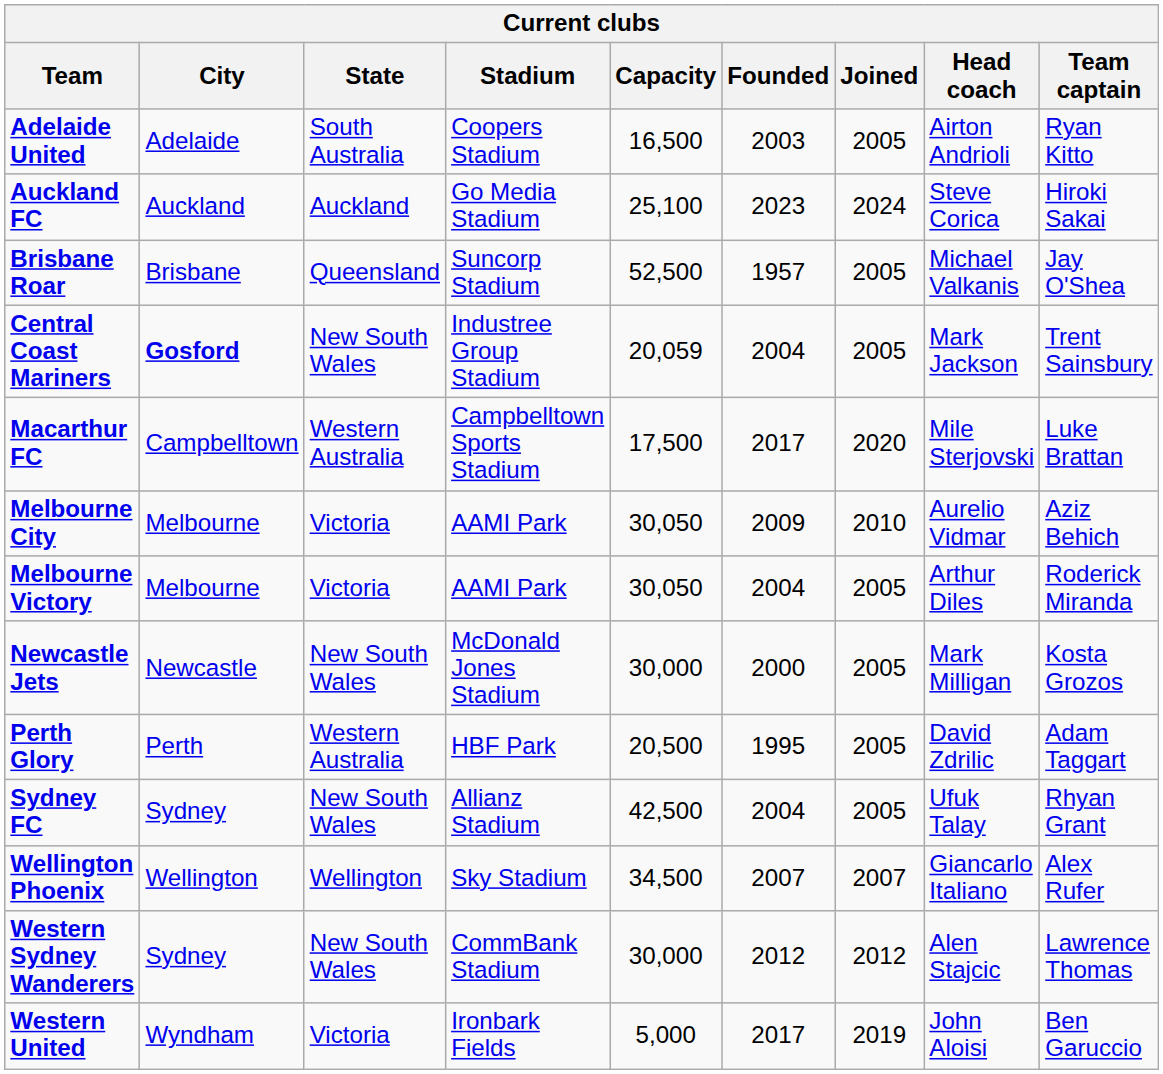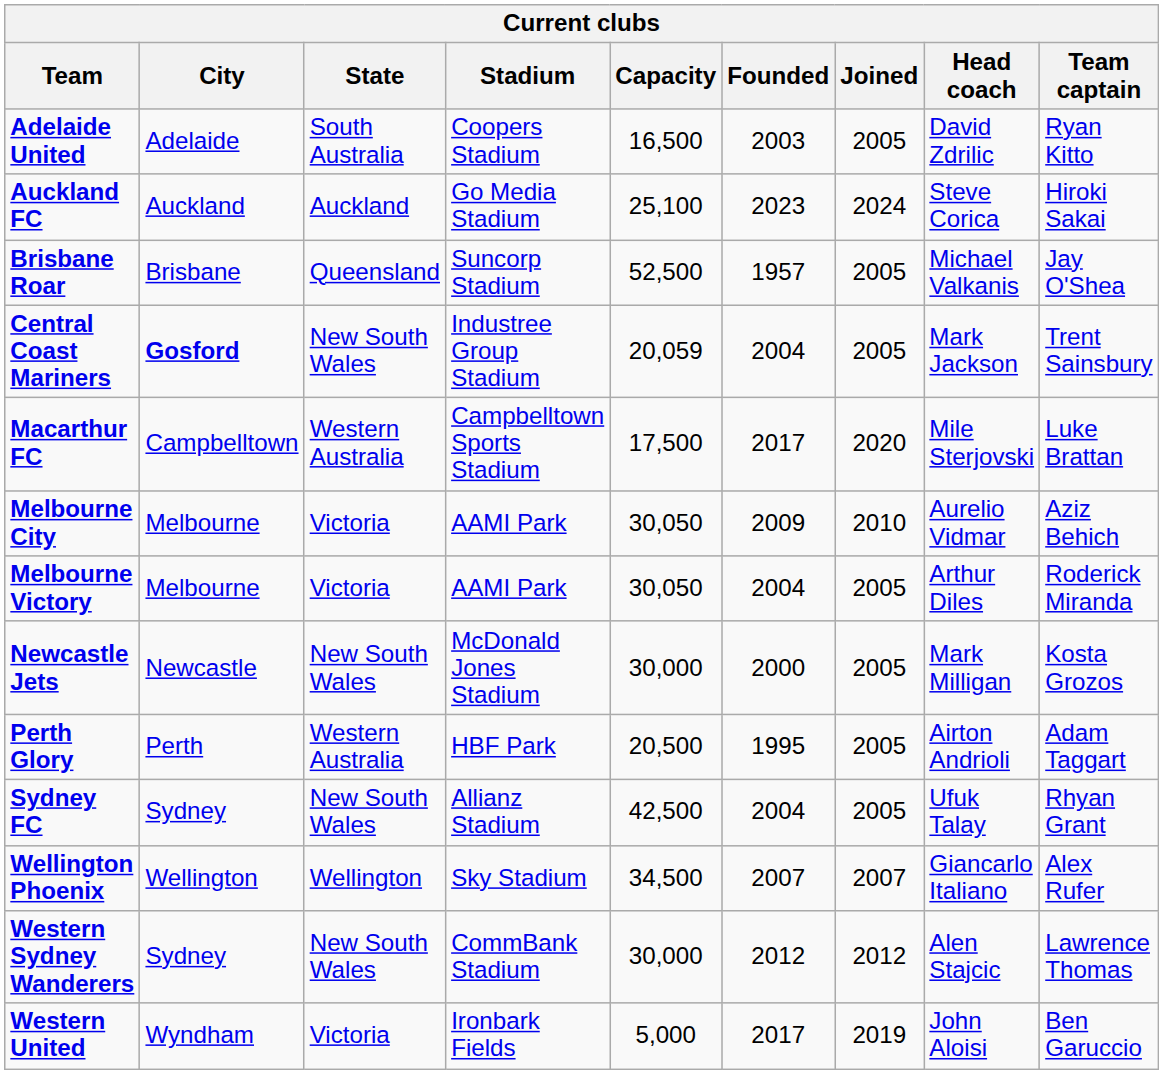(970, 141) Airton Andrioli -> (962, 141) David Zdrilic
(962, 746) David Zdrilic -> (970, 746) Airton Andrioli
